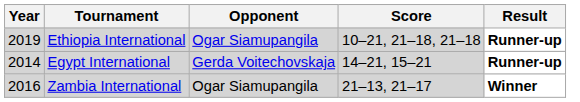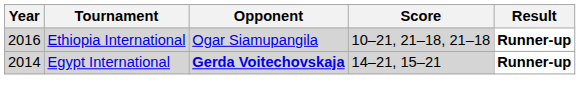(24, 40) 2019 -> (24, 40) 2016
(264, 63) normal -> (268, 63) bold
- row: (114, 86)
